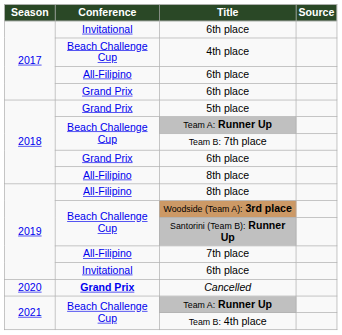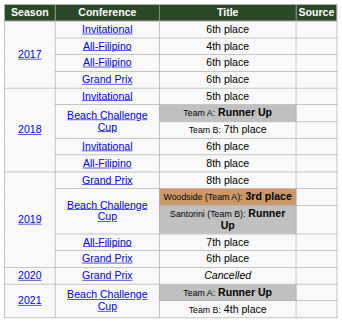(107, 52) Beach Challenge Cup -> (107, 46) All-Filipino
(107, 108) Grand Prix -> (107, 96) Invitational
(107, 158) Grand Prix -> (107, 146) Invitational
(107, 192) All-Filipino -> (107, 180) Grand Prix
(107, 271) Invitational -> (107, 259) Grand Prix
(107, 287) bold -> (107, 275) normal
